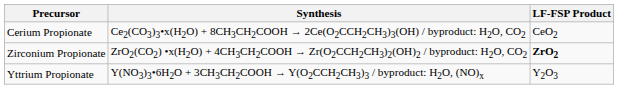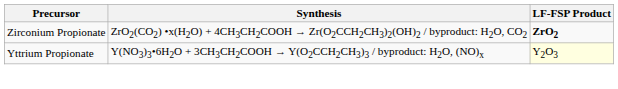- row: (49, 32)
(545, 73) no background -> (545, 53) lightyellow background
